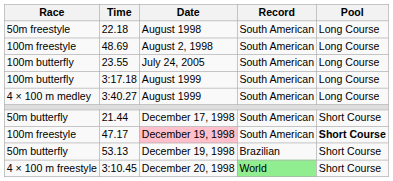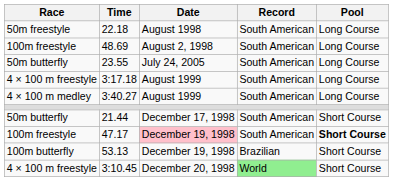(40, 63) 100m butterfly -> (37, 63) 50m butterfly
(40, 79) 100m butterfly -> (52, 79) 4 × 100 m freestyle
(37, 151) 50m butterfly -> (40, 151) 100m butterfly
